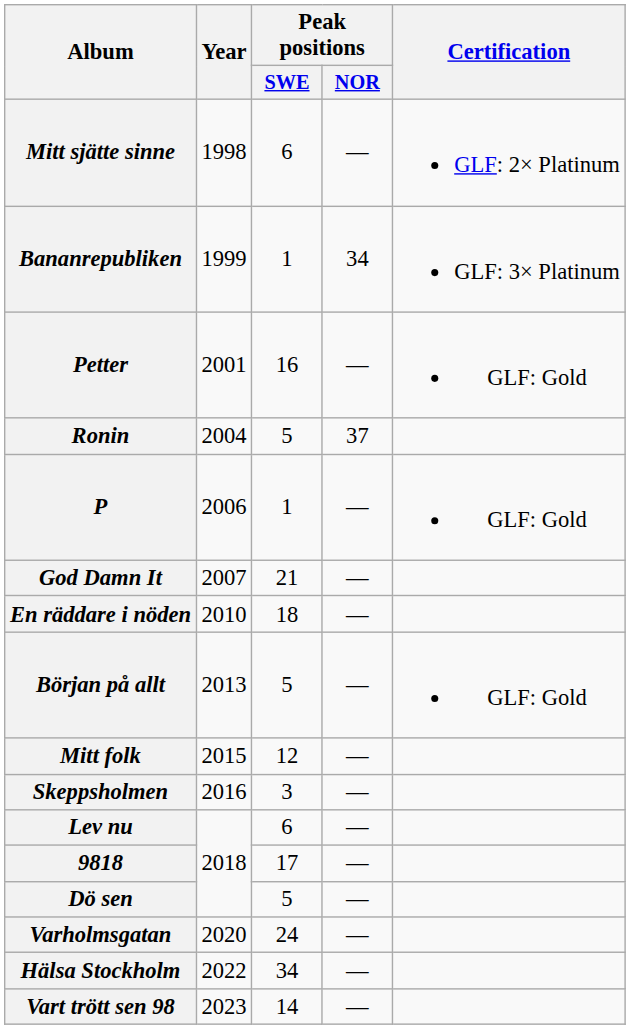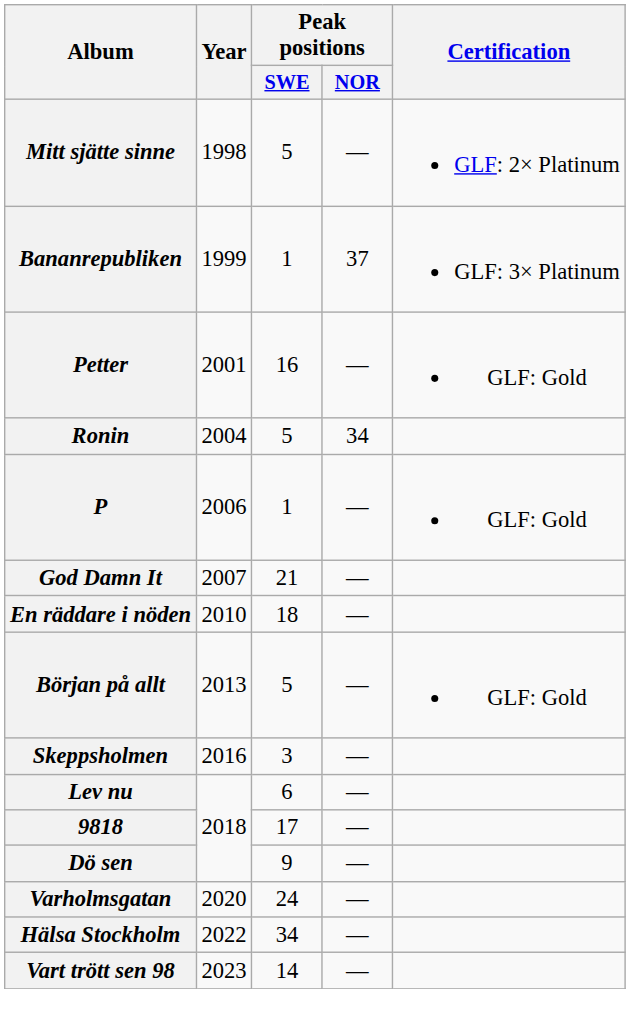(287, 152) 6 -> (287, 152) 5
(357, 258) 34 -> (357, 258) 37
(357, 435) 37 -> (357, 435) 34
- row: (100, 755)
(287, 898) 5 -> (287, 863) 9
